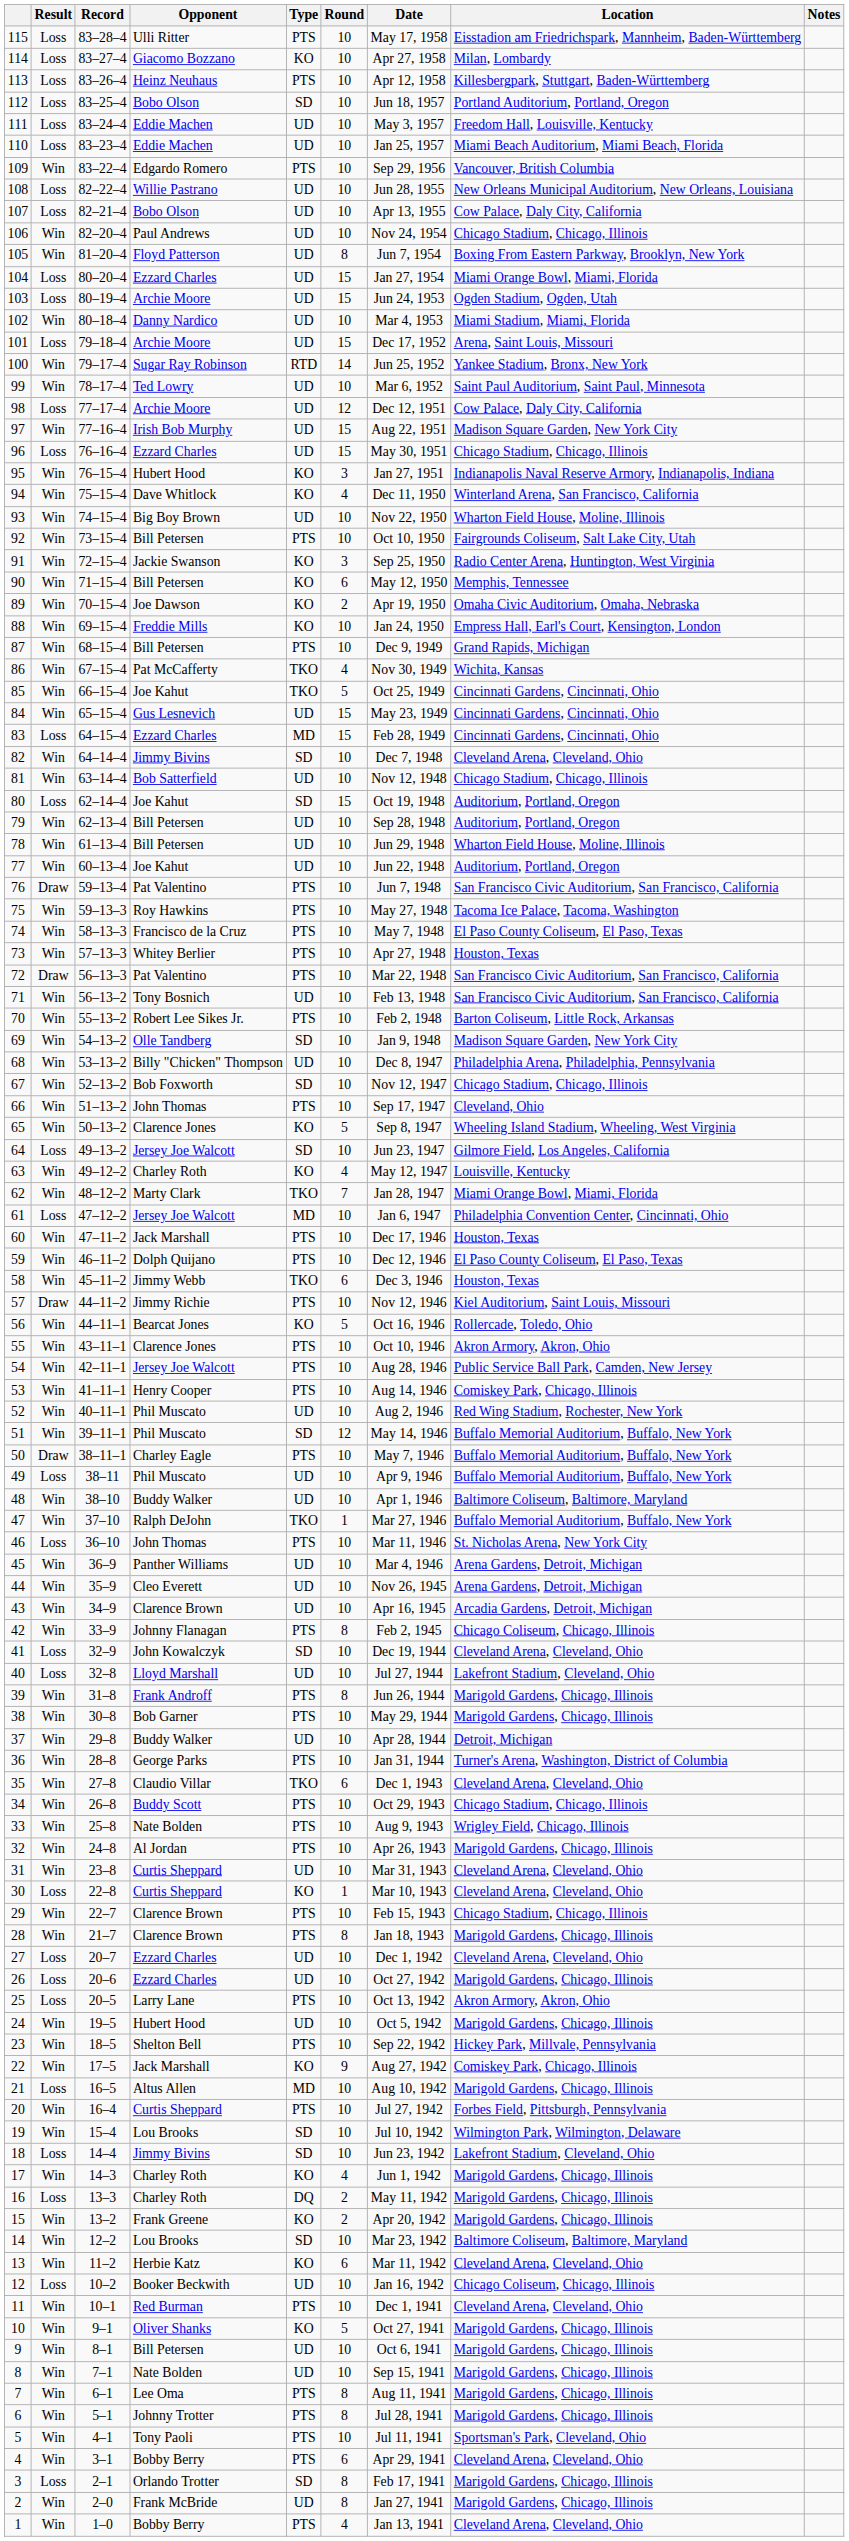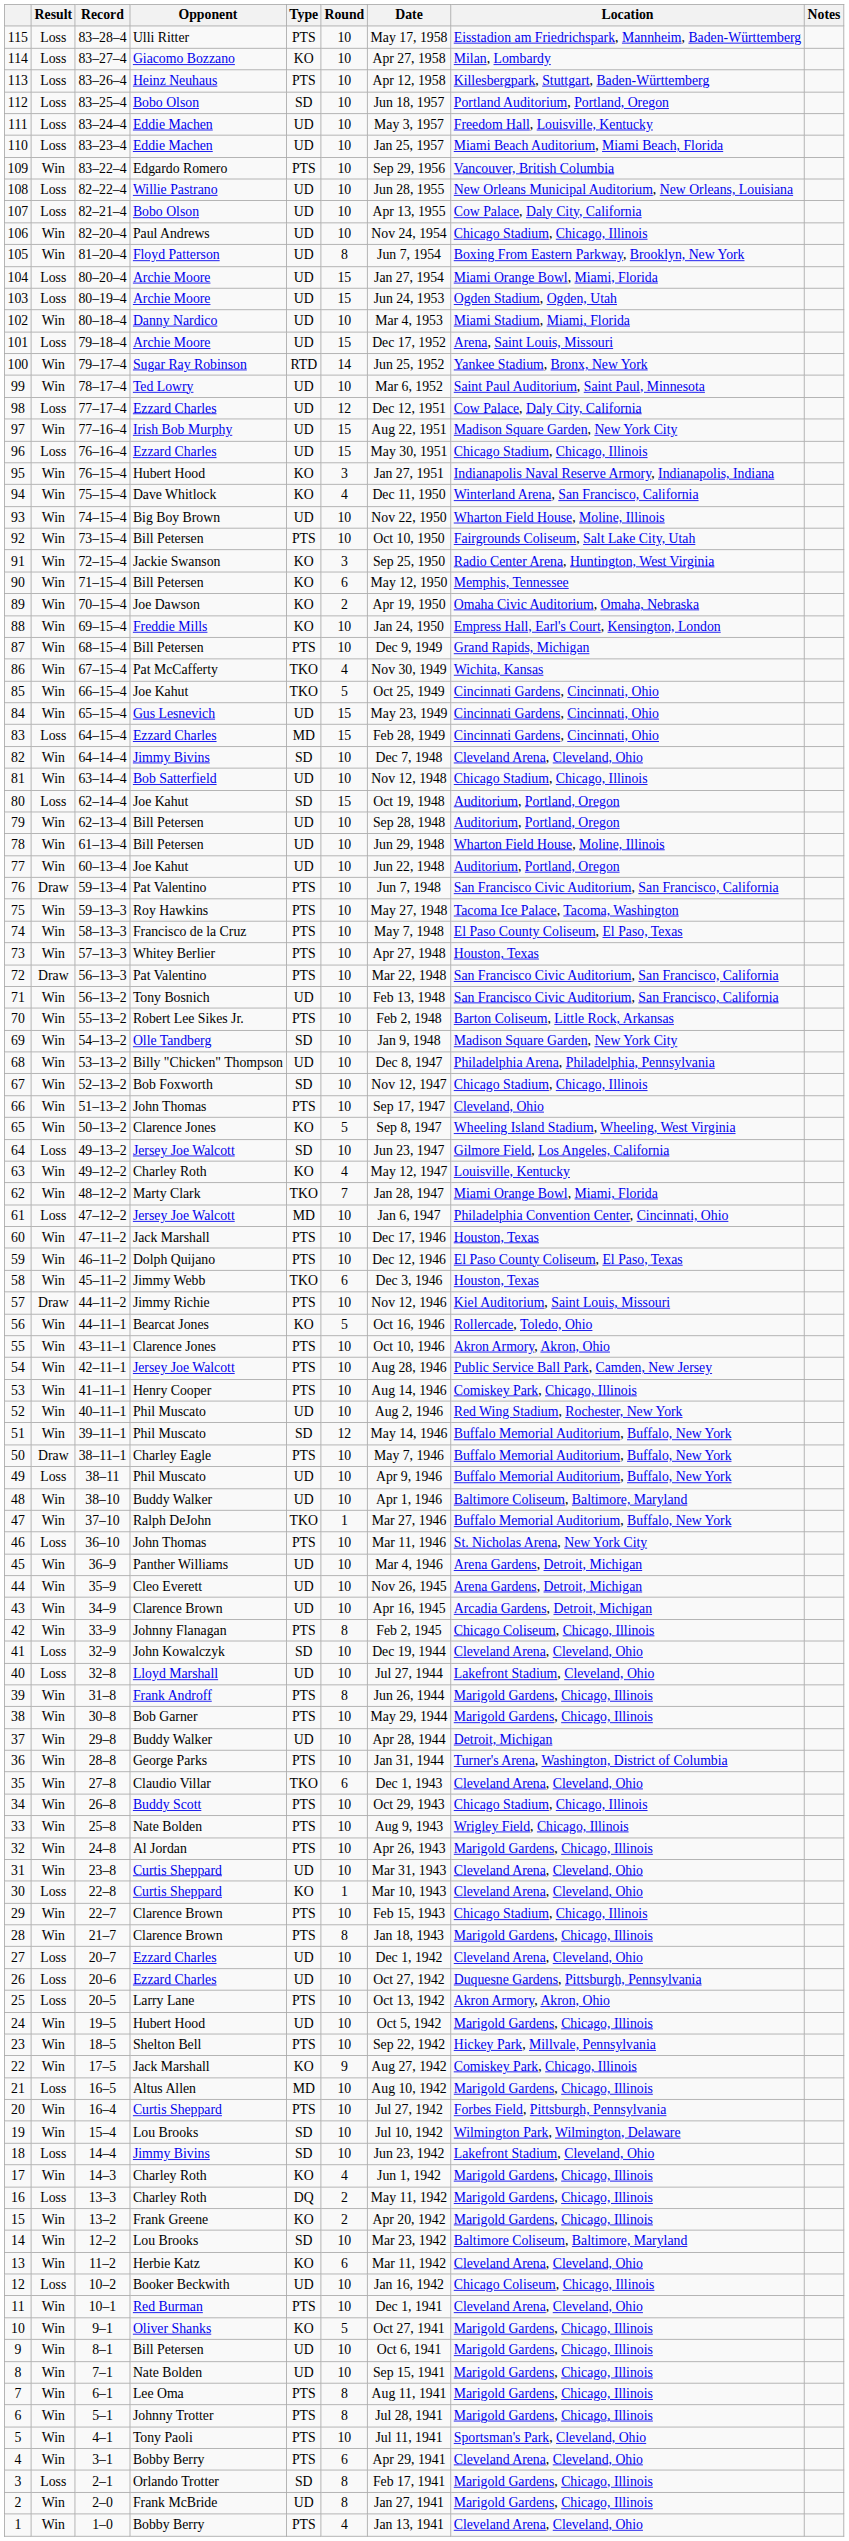(175, 277) Ezzard Charles -> (172, 277) Archie Moore
(172, 408) Archie Moore -> (175, 408) Ezzard Charles
(553, 1979) Marigold Gardens, Chicago, Illinois -> (578, 1979) Duquesne Gardens, Pittsburgh, Pennsylvania
